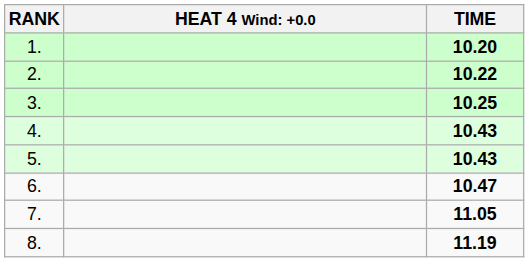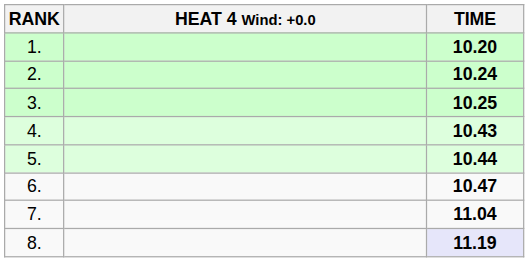(475, 75) 10.22 -> (475, 75) 10.24
(475, 159) 10.43 -> (475, 159) 10.44
(475, 215) 11.05 -> (475, 215) 11.04
(475, 243) no background -> (475, 243) lavender background
